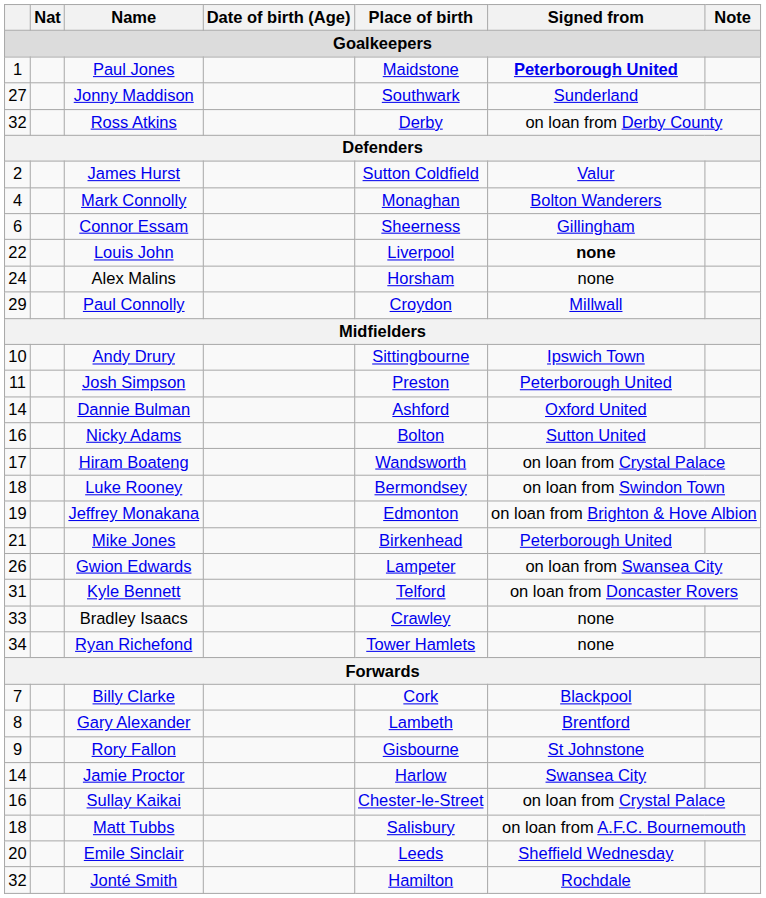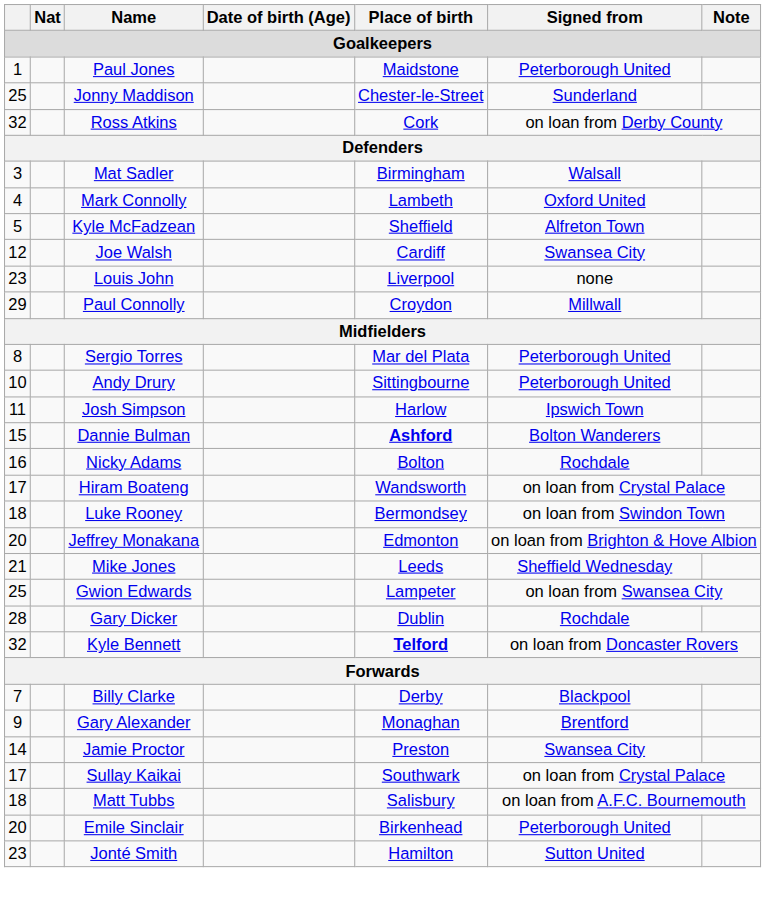(596, 69) bold -> (595, 69) normal
(17, 95) 27 -> (17, 95) 25
(421, 95) Southwark -> (421, 95) Chester-le-Street
(421, 122) Derby -> (421, 122) Cork
- row: (134, 174)
+ row: (134, 174)
(421, 200) Monaghan -> (421, 200) Lambeth
(596, 200) Bolton Wanderers -> (595, 200) Oxford United
+ row: (134, 226)
- row: (134, 226)
+ row: (134, 252)
(17, 252) 22 -> (17, 278) 23
(596, 252) bold -> (595, 278) normal
- row: (134, 278)
+ row: (134, 357)
(596, 357) Ipswich Town -> (595, 383) Peterborough United
(421, 383) Preston -> (421, 409) Harlow
(596, 383) Peterborough United -> (595, 409) Ipswich Town
(17, 409) 14 -> (17, 435) 15
(421, 409) normal -> (421, 435) bold
(596, 409) Oxford United -> (595, 435) Bolton Wanderers
(596, 435) Sutton United -> (595, 461) Rochdale
(17, 514) 19 -> (17, 540) 20
(421, 540) Birkenhead -> (421, 566) Leeds
(596, 540) Peterborough United -> (595, 566) Sheffield Wednesday
(17, 566) 26 -> (17, 592) 25
+ row: (134, 618)
(17, 592) 31 -> (17, 644) 32
(421, 592) normal -> (421, 644) bold
- row: (134, 618)
- row: (134, 644)
(421, 697) Cork -> (421, 697) Derby
(17, 723) 8 -> (17, 723) 9
(421, 723) Lambeth -> (421, 723) Monaghan
- row: (134, 749)
(421, 775) Harlow -> (421, 749) Preston
(17, 801) 16 -> (17, 775) 17
(421, 801) Chester-le-Street -> (421, 775) Southwark
(421, 853) Leeds -> (421, 827) Birkenhead
(596, 853) Sheffield Wednesday -> (595, 827) Peterborough United
(17, 880) 32 -> (17, 853) 23
(596, 880) Rochdale -> (595, 853) Sutton United
